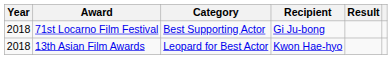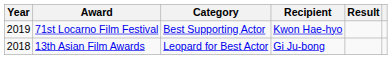(19, 29) 2018 -> (19, 29) 2019
(299, 29) Gi Ju-bong -> (308, 29) Kwon Hae-hyo
(308, 46) Kwon Hae-hyo -> (299, 46) Gi Ju-bong
